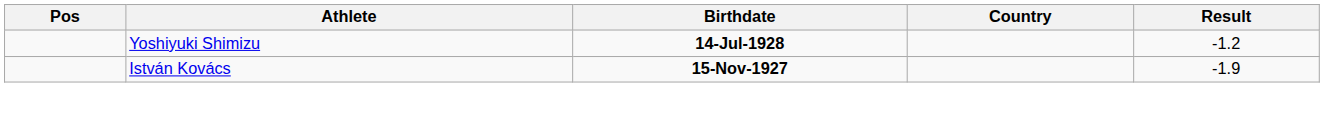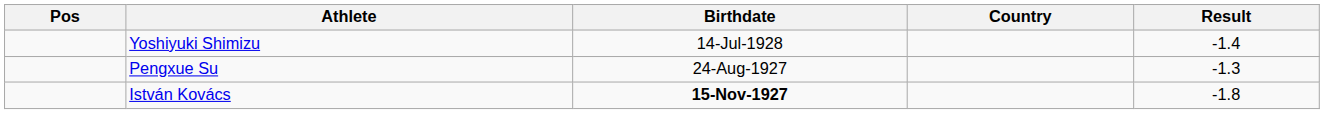(740, 43) bold -> (740, 43) normal
(1226, 43) -1.2 -> (1226, 43) -1.4
+ row: (174, 69)
(1226, 69) -1.9 -> (1226, 95) -1.8
